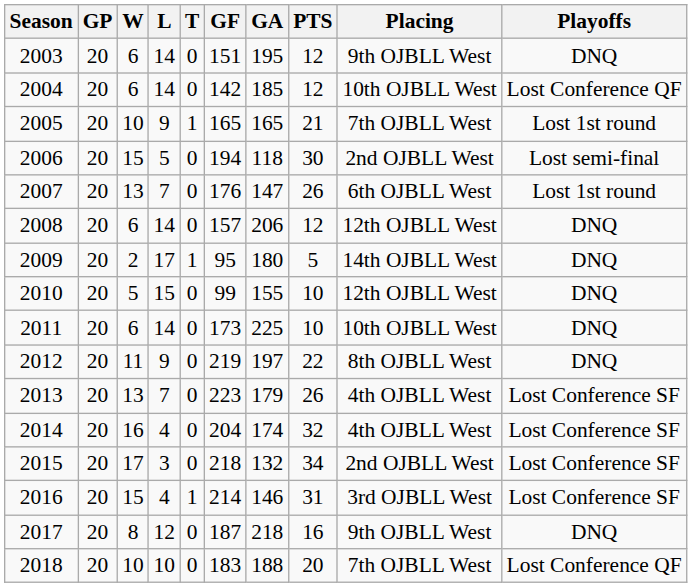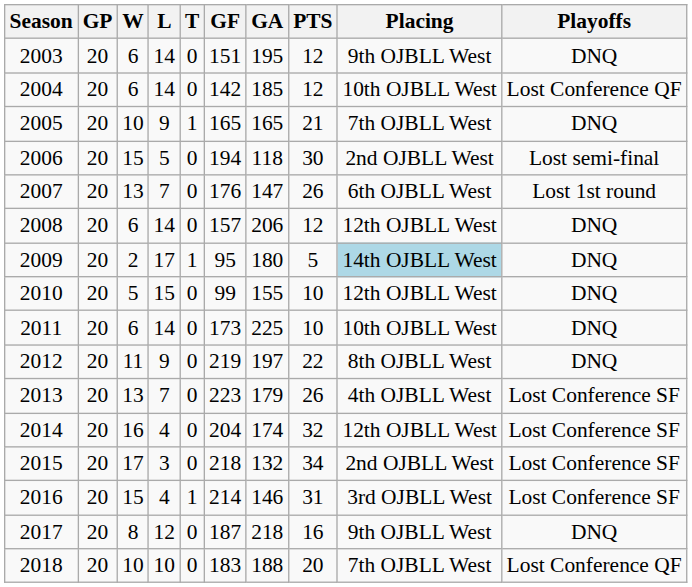(594, 123) Lost 1st round -> (594, 123) DNQ
(420, 259) no background -> (420, 259) lightblue background
(420, 429) 4th OJBLL West -> (420, 429) 12th OJBLL West
